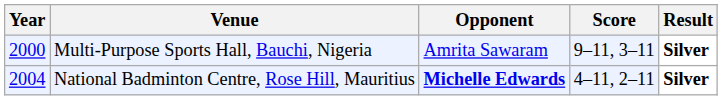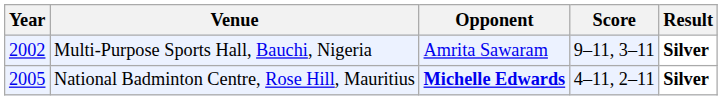(27, 50) 2000 -> (27, 50) 2002
(27, 80) 2004 -> (27, 80) 2005
